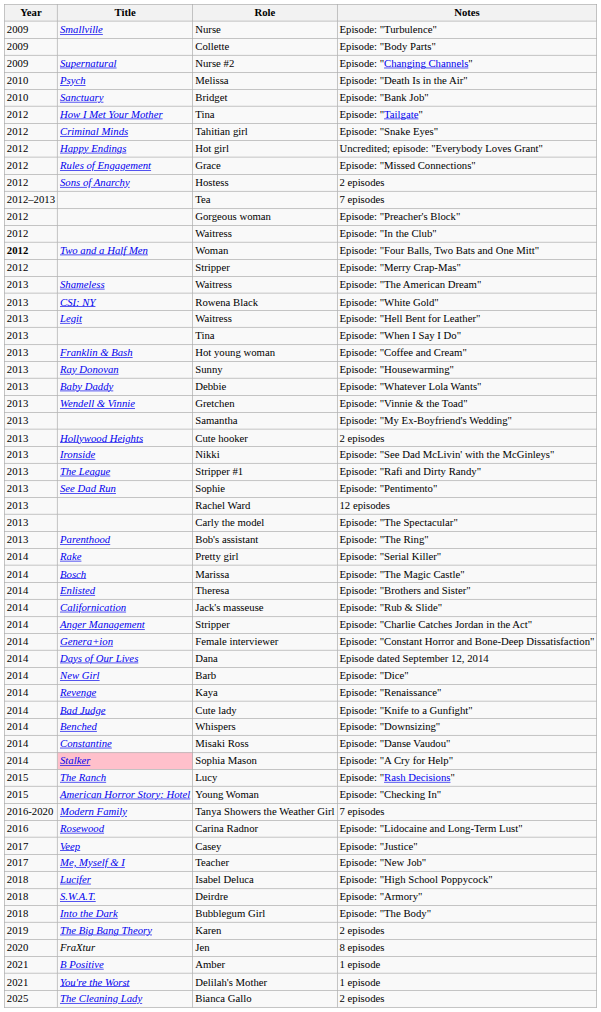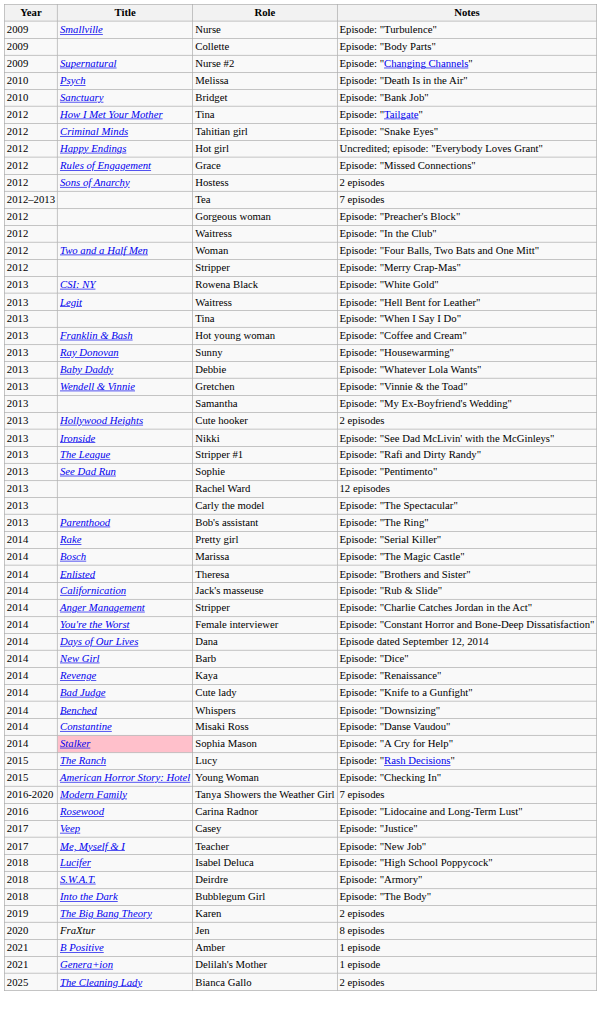(18, 251) bold -> (18, 251) normal
- row: (214, 285)
(87, 642) Genera+ion -> (95, 625) You're the Worst
(95, 982) You're the Worst -> (87, 965) Genera+ion
